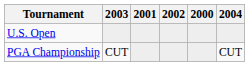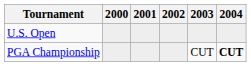columns swapped: (202, 14) <-> (117, 14)
(230, 52) normal -> (231, 52) bold
